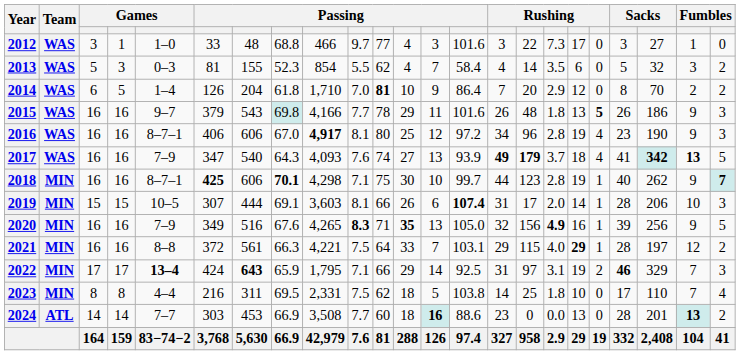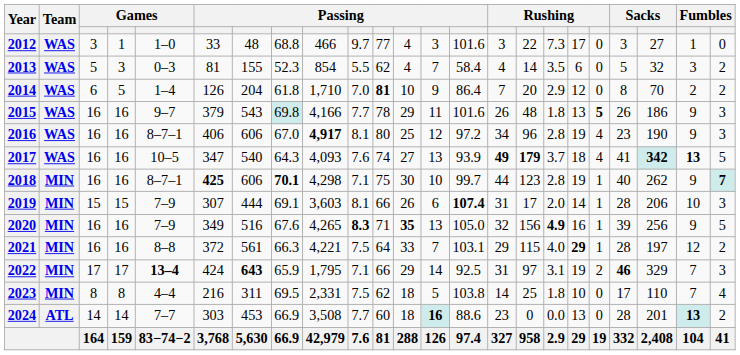(165, 157) 7–9 -> (165, 157) 10–5
(165, 203) 10–5 -> (165, 203) 7–9
